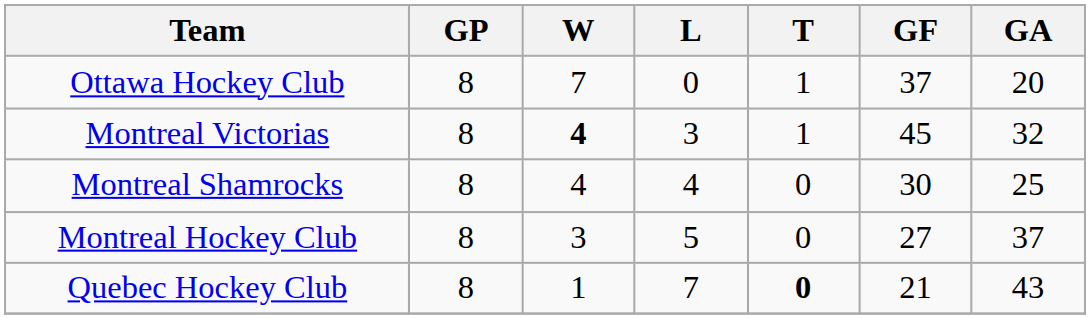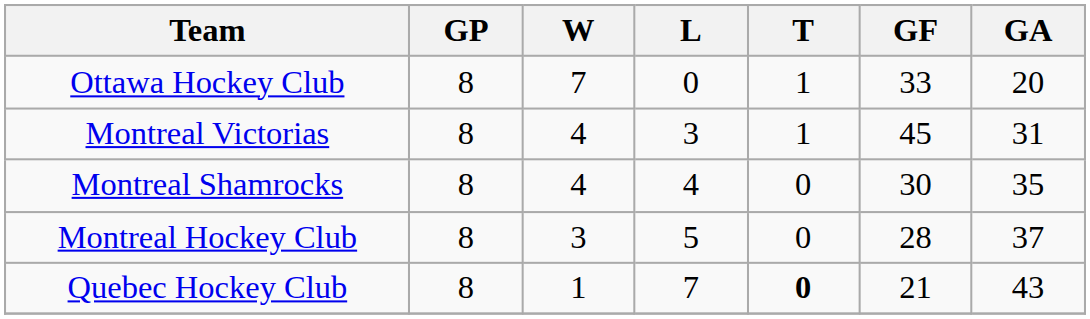(916, 81) 37 -> (916, 81) 33
(578, 133) bold -> (578, 133) normal
(1028, 133) 32 -> (1028, 133) 31
(1028, 184) 25 -> (1028, 184) 35
(916, 236) 27 -> (916, 236) 28
